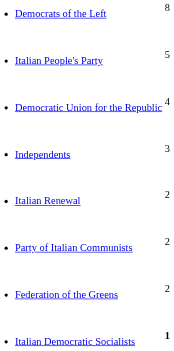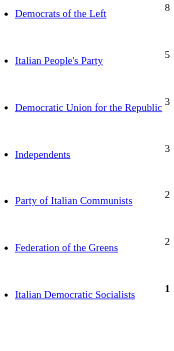(167, 102) 4 -> (167, 102) 3
- row: (76, 201)
